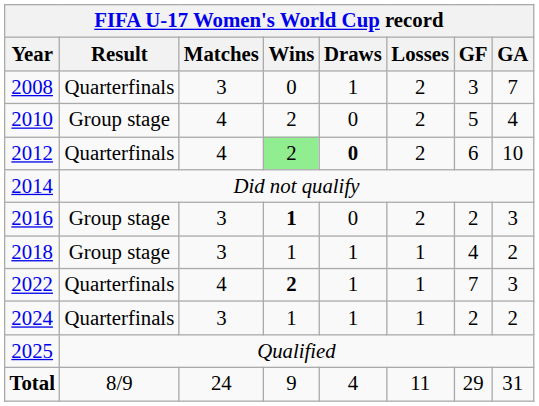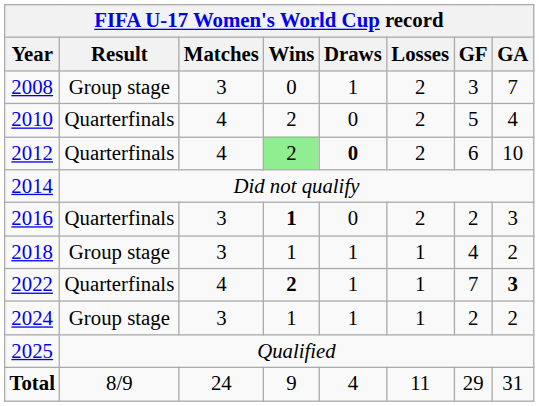(119, 86) Quarterfinals -> (119, 86) Group stage
(119, 119) Group stage -> (119, 119) Quarterfinals
(119, 218) Group stage -> (119, 218) Quarterfinals
(513, 284) normal -> (513, 284) bold
(119, 317) Quarterfinals -> (119, 317) Group stage
